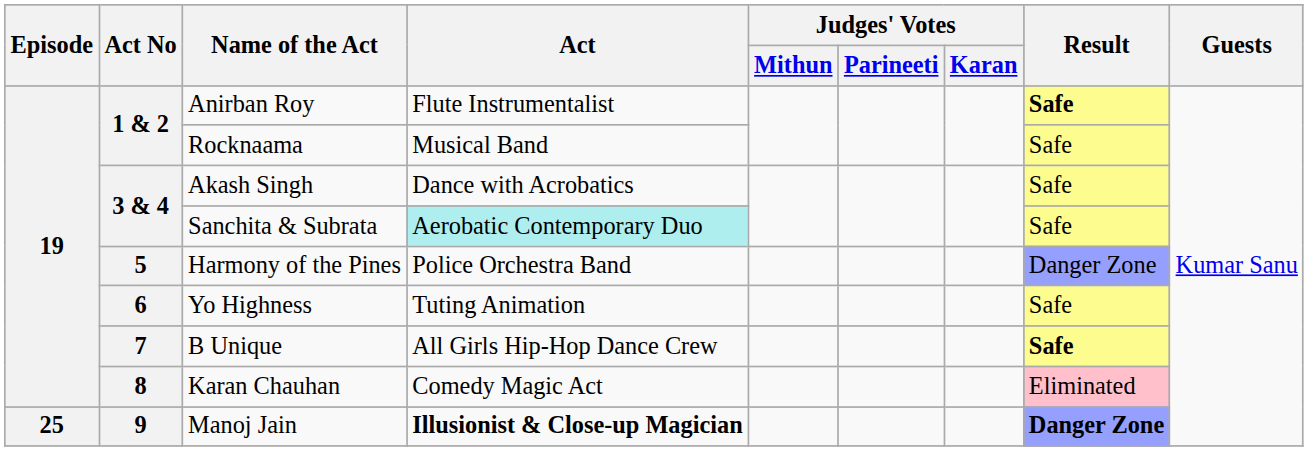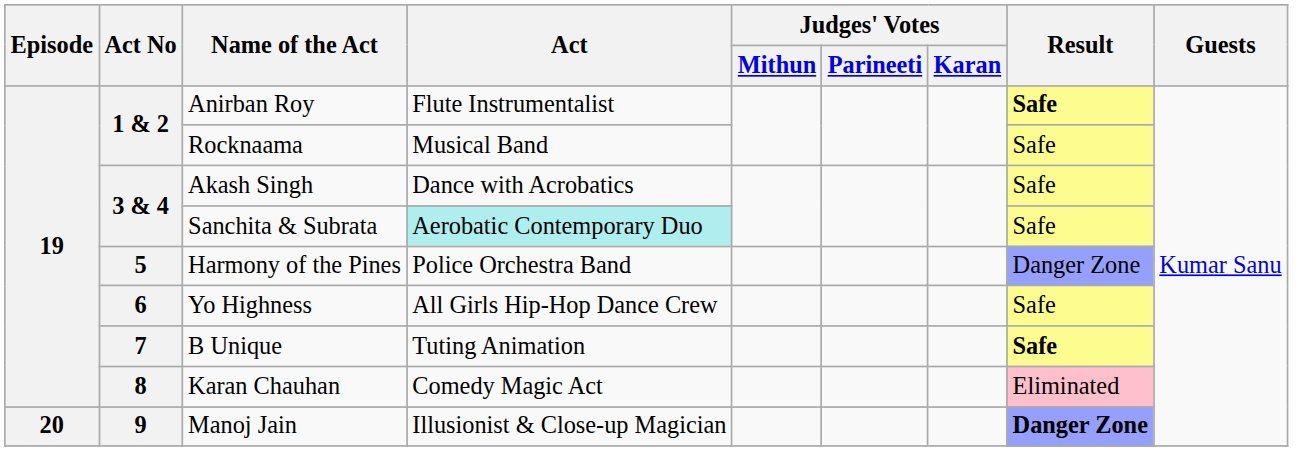(499, 305) Tuting Animation -> (565, 305) All Girls Hip-Hop Dance Crew
(565, 346) All Girls Hip-Hop Dance Crew -> (499, 346) Tuting Animation
(52, 426) 25 -> (52, 426) 20
(577, 426) bold -> (569, 426) normal
